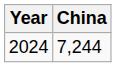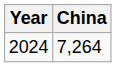(79, 47) 7,244 -> (79, 47) 7,264
